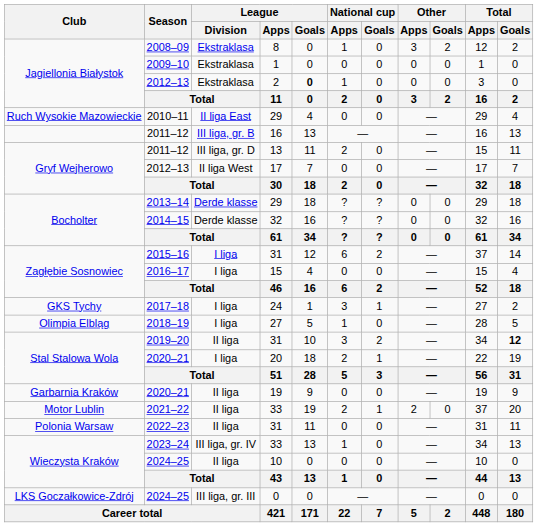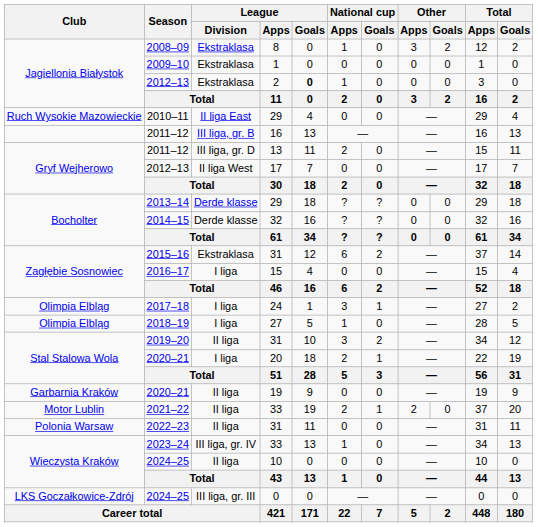(226, 254) I liga -> (226, 254) Ekstraklasa
(74, 306) GKS Tychy -> (74, 306) Olimpia Elbląg
(515, 340) bold -> (515, 340) normal
